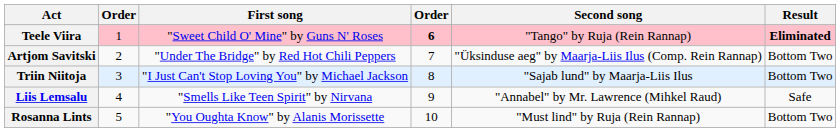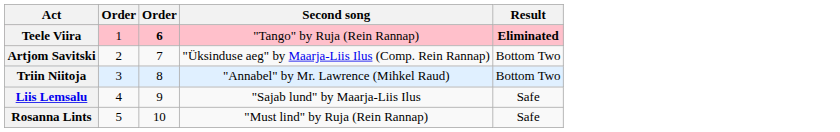- column: (275, 14)
(608, 76) "Sajab lund" by Maarja-Liis Ilus -> (336, 76) "Annabel" by Mr. Lawrence (Mihkel Raud)
(608, 96) "Annabel" by Mr. Lawrence (Mihkel Raud) -> (336, 96) "Sajab lund" by Maarja-Liis Ilus
(800, 117) Bottom Two -> (528, 117) Safe
